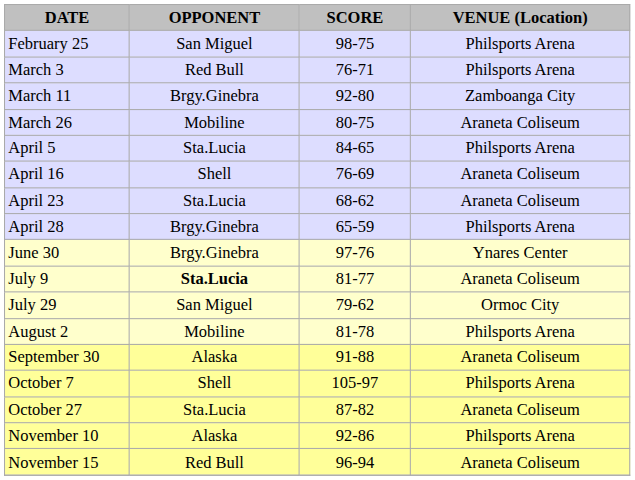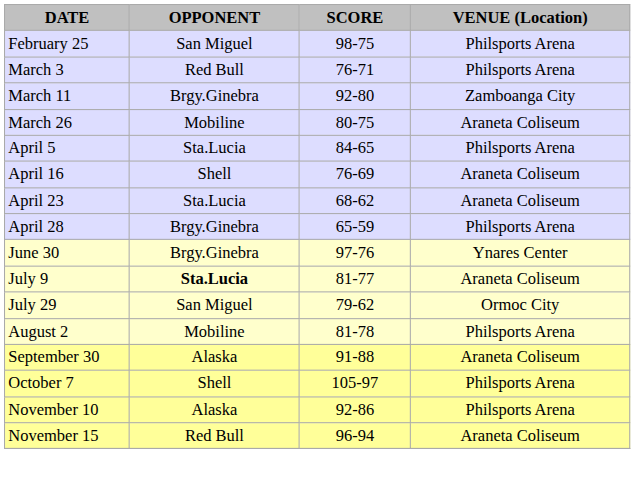- row: (45, 409)
